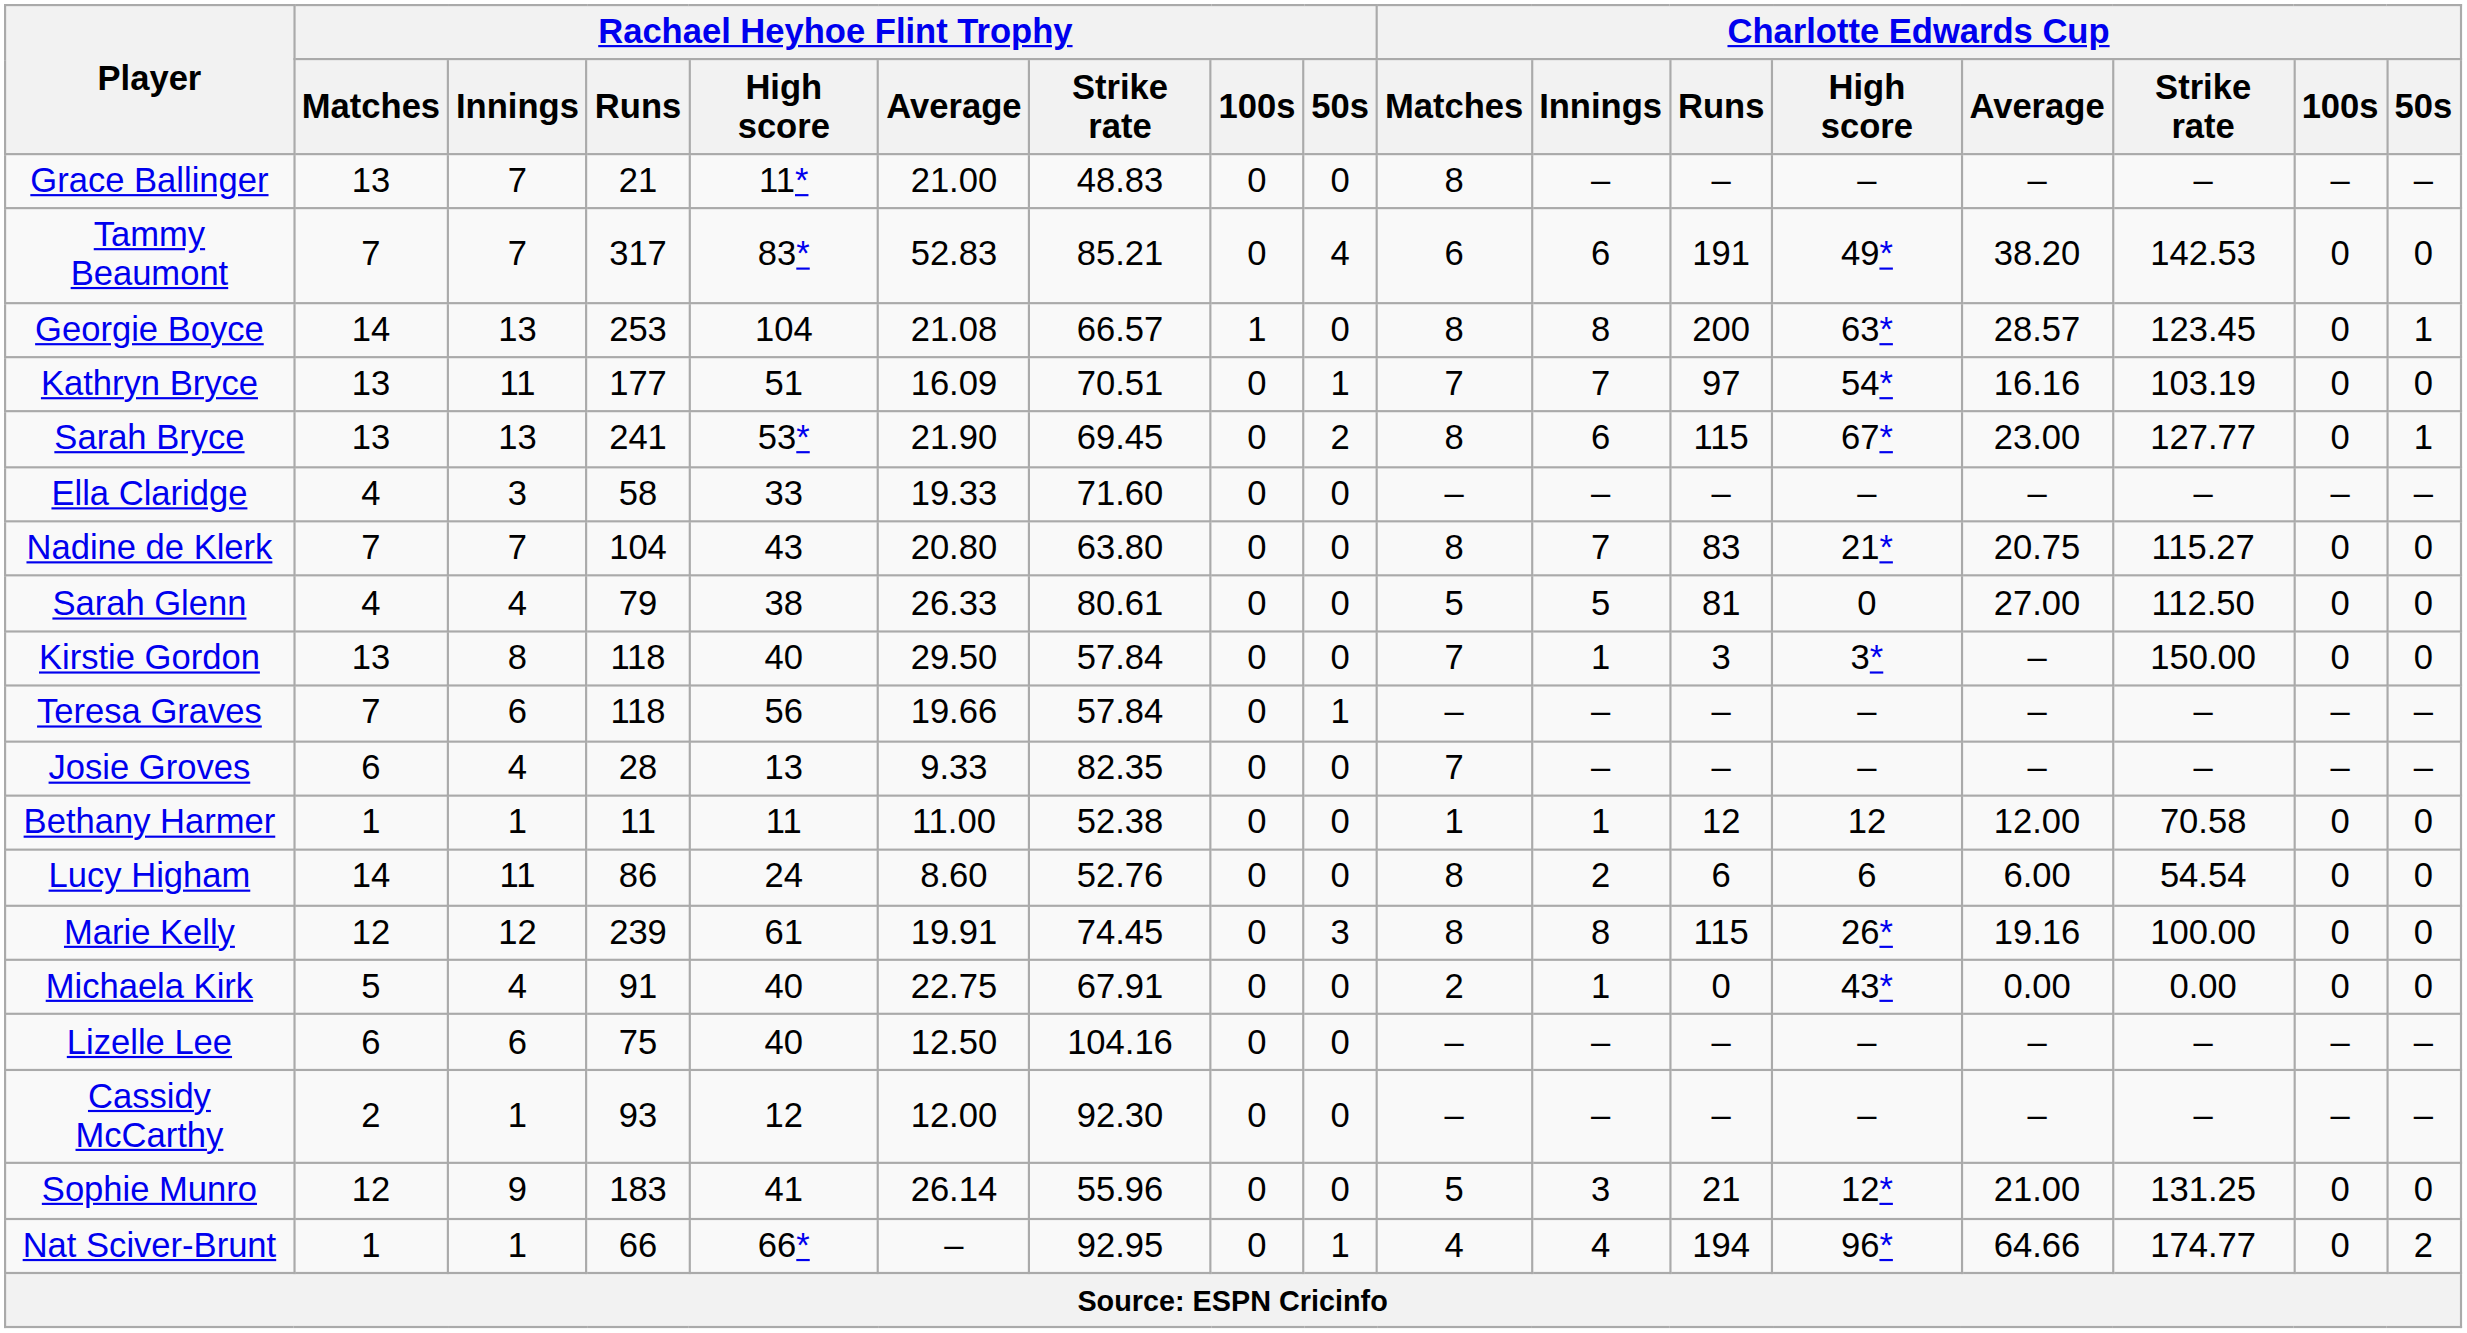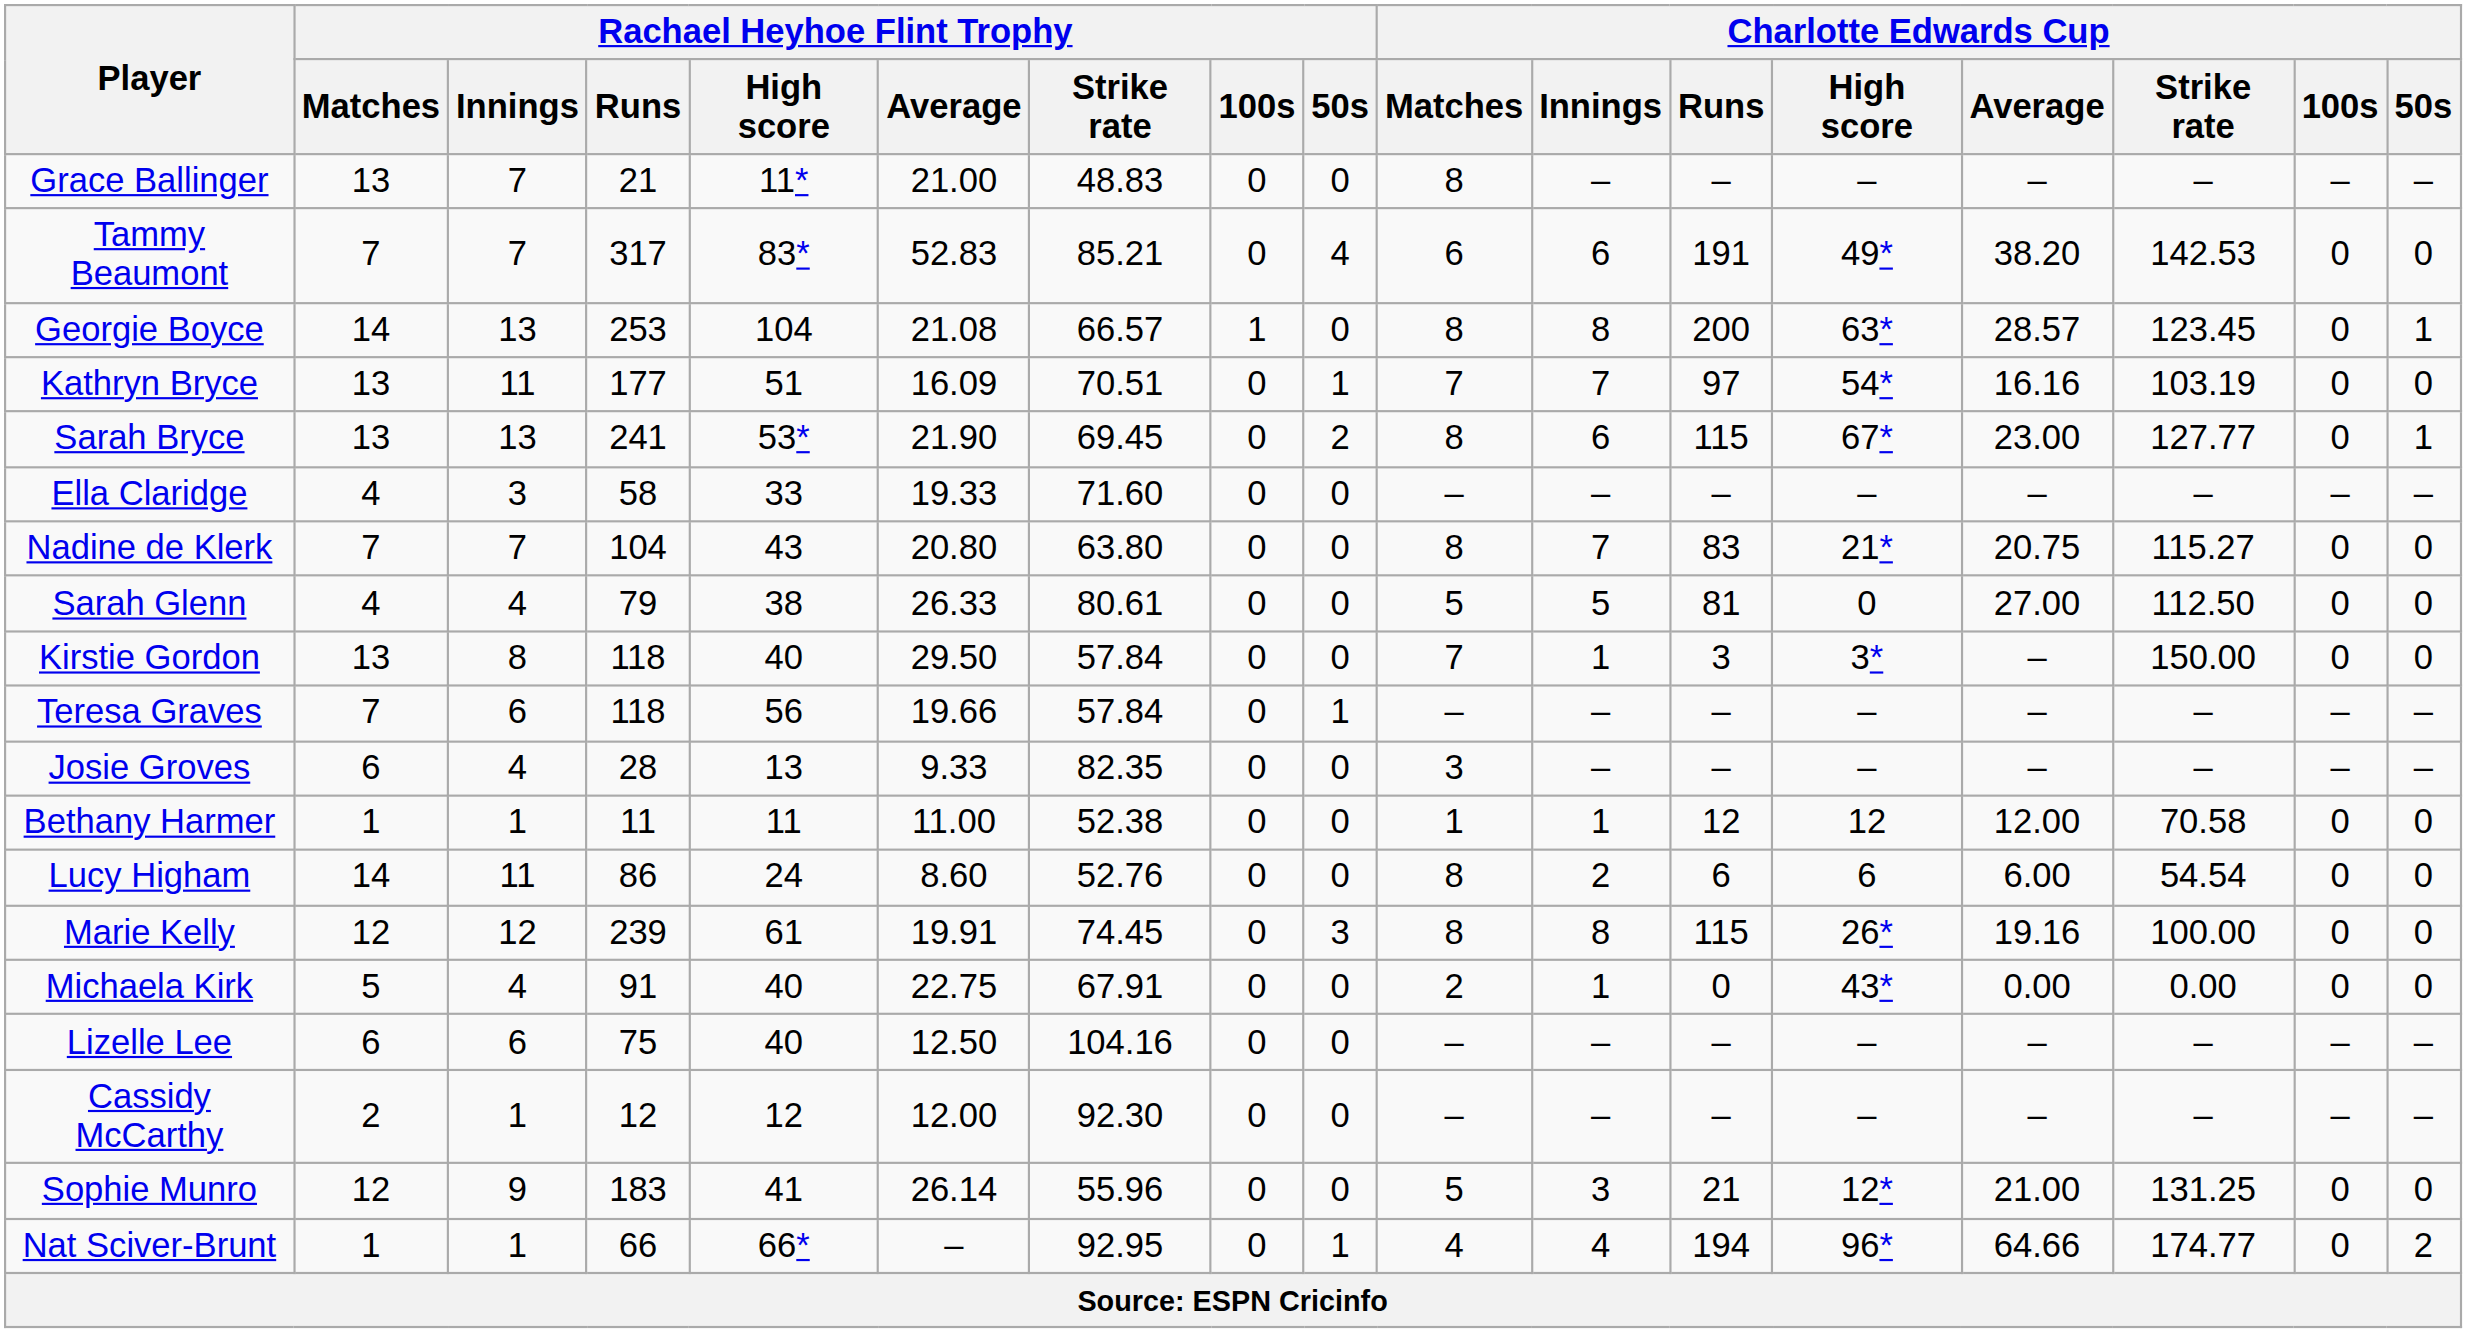(1454, 767) 7 -> (1454, 767) 3
(638, 1115) 93 -> (638, 1115) 12
